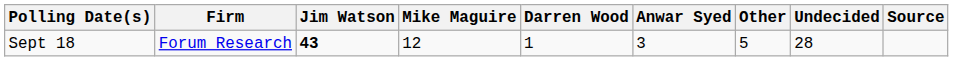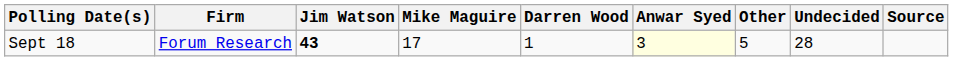(412, 43) 12 -> (412, 43) 17
(641, 43) no background -> (641, 43) lightyellow background
